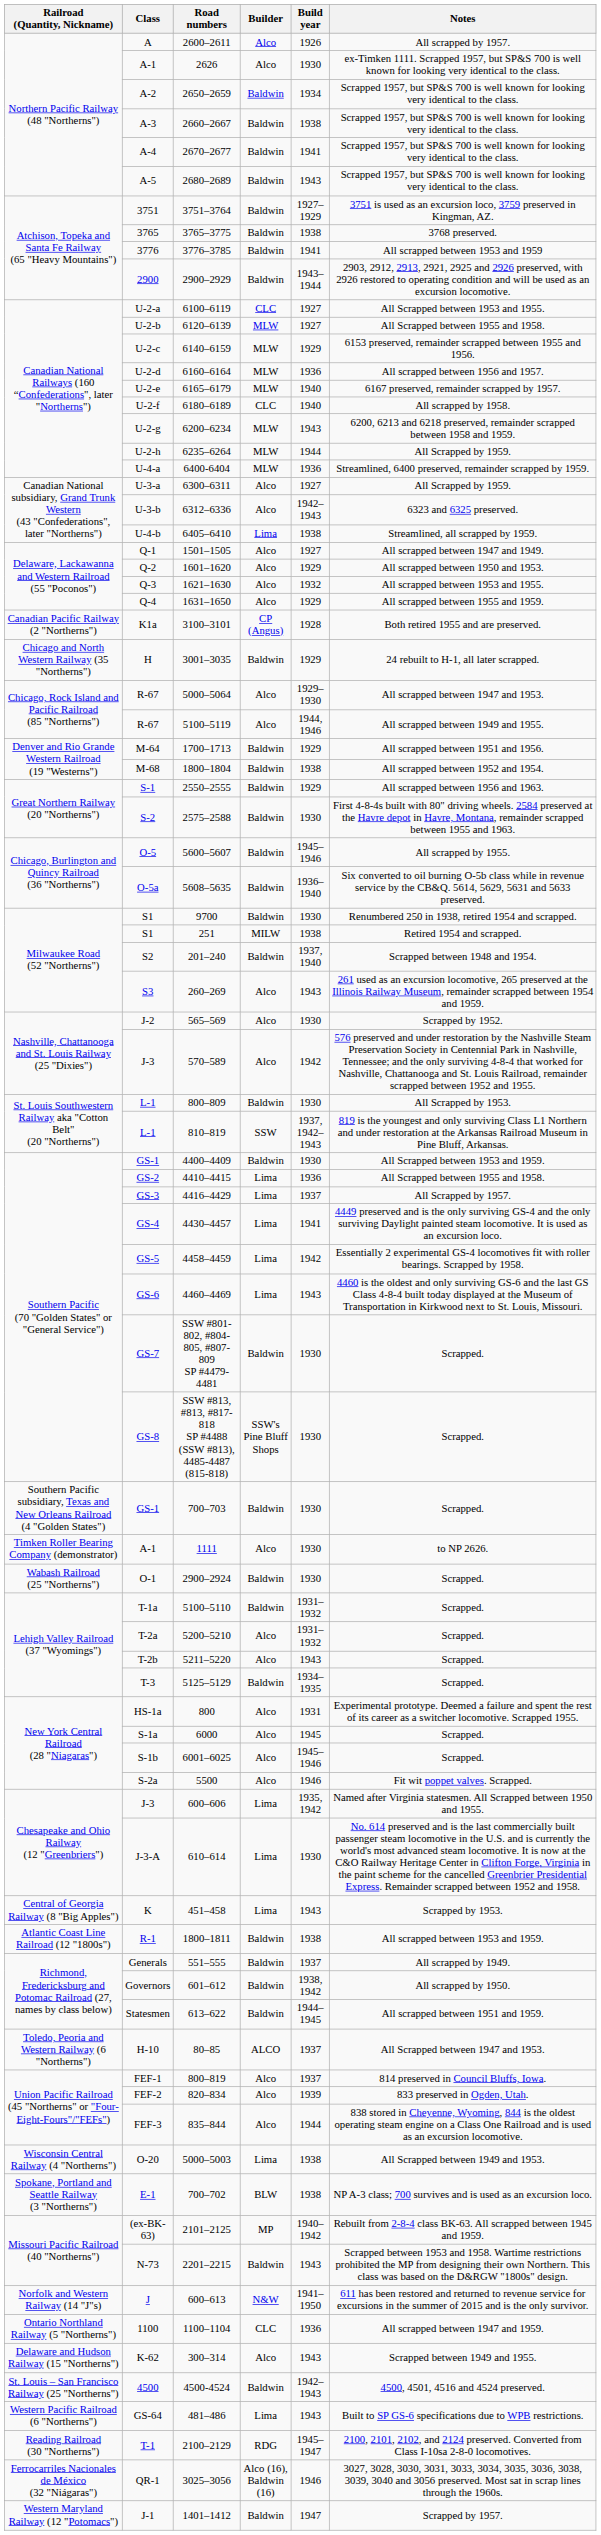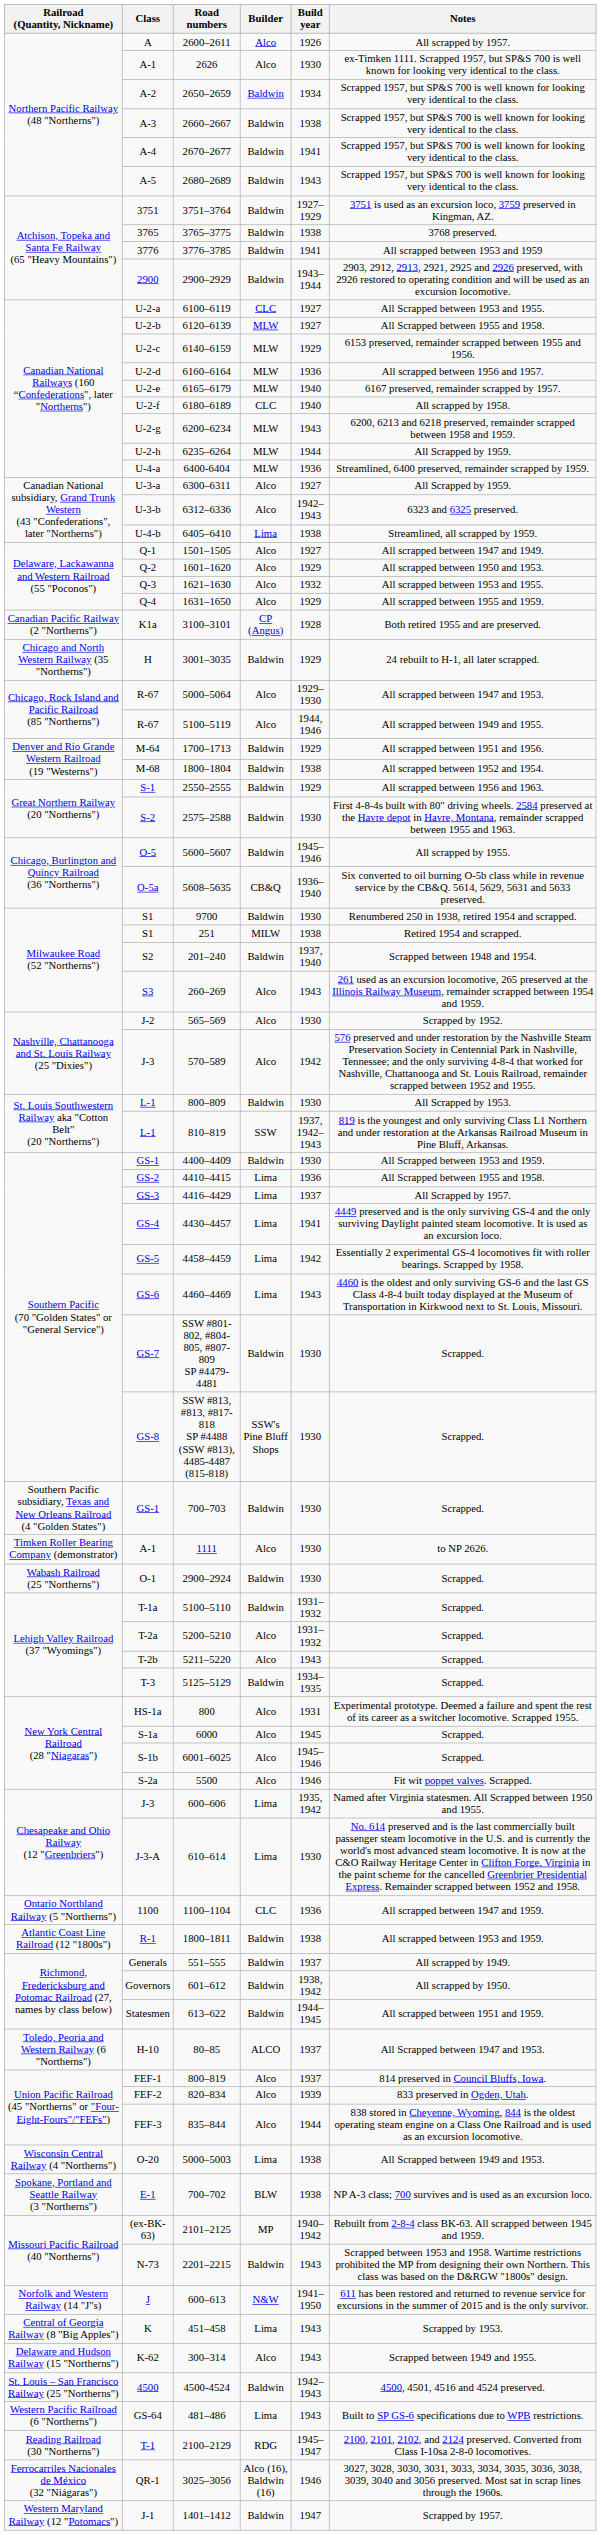(266, 887) Baldwin -> (266, 887) CB&Q
rows swapped: (207, 2329) <-> (207, 1910)
